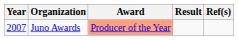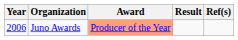(16, 27) 2007 -> (16, 27) 2006
